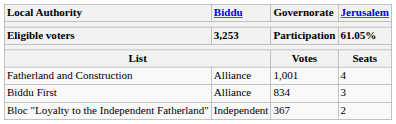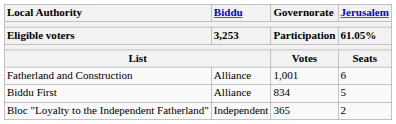(343, 75) 4 -> (343, 75) 6
(343, 93) 3 -> (343, 93) 5
(282, 110) 367 -> (282, 110) 365
